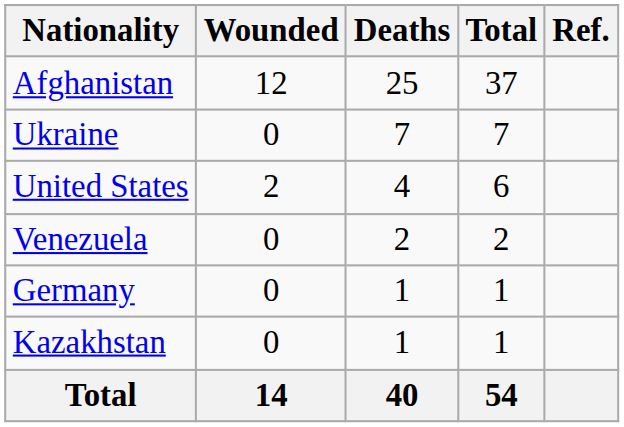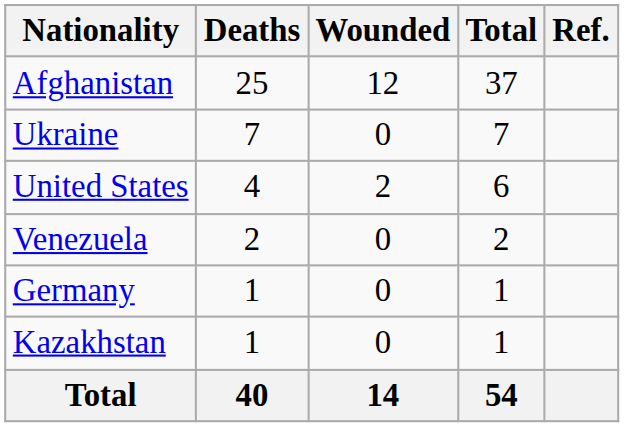columns swapped: (402, 30) <-> (271, 30)
